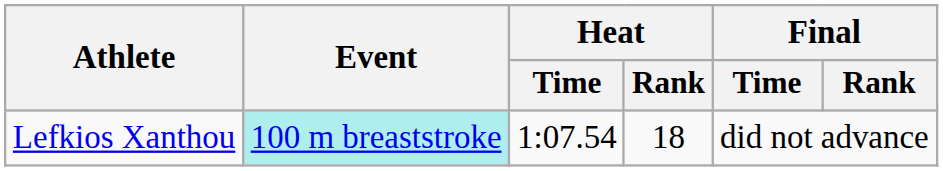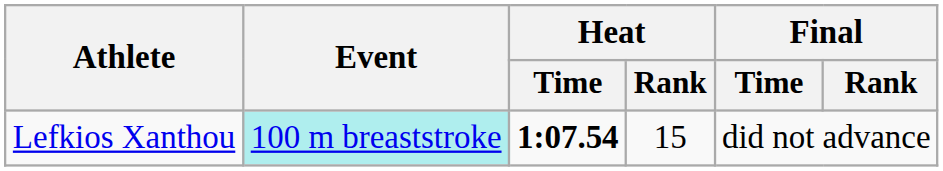(567, 137) normal -> (568, 137) bold
(668, 137) 18 -> (670, 137) 15
